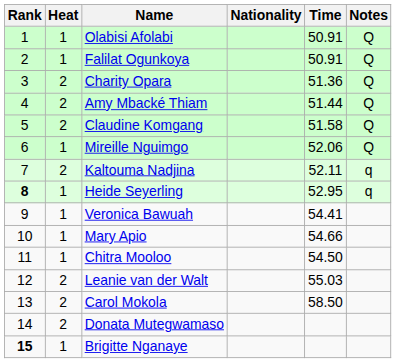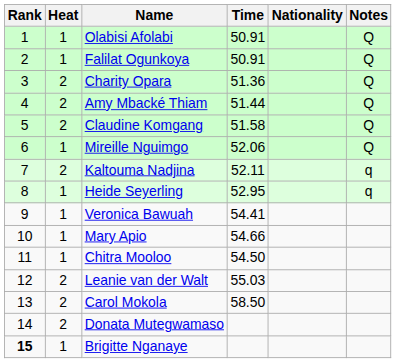columns swapped: (266, 15) <-> (325, 15)
(25, 192) bold -> (25, 192) normal
